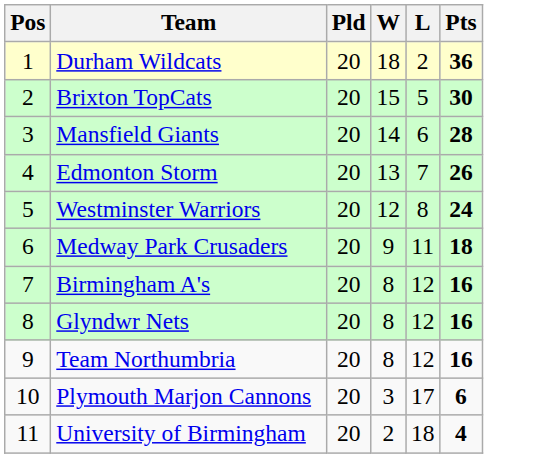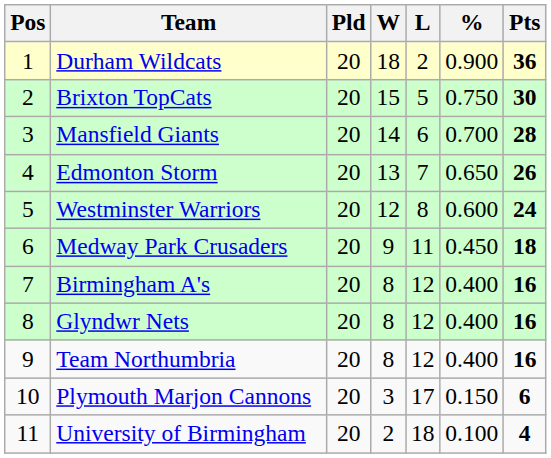+ column: (472, 23)
